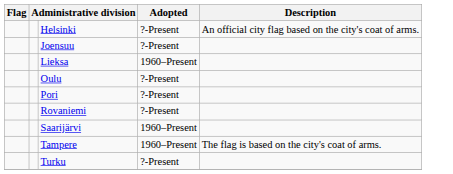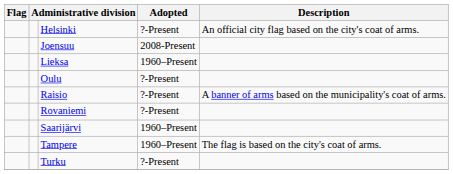(160, 45) ?-Present -> (168, 45) 2008-Present
- row: (49, 95)
+ row: (54, 95)
